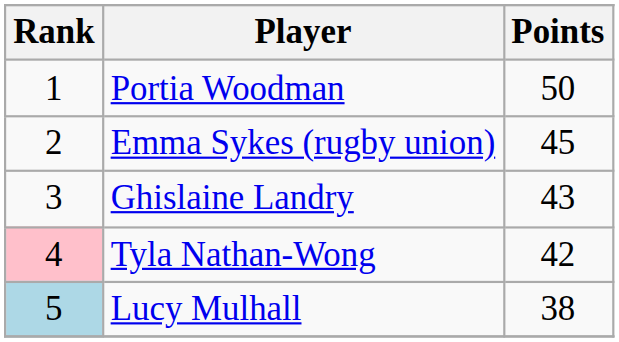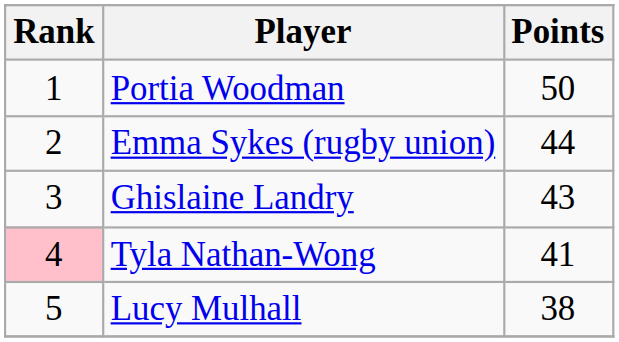(558, 142) 45 -> (558, 142) 44
(558, 253) 42 -> (558, 253) 41
(54, 308) lightblue background -> (54, 308) no background
